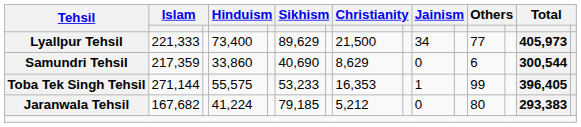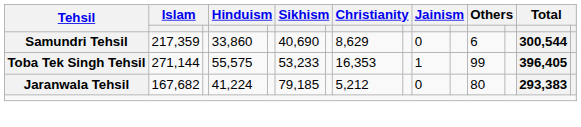- row: (76, 42)
